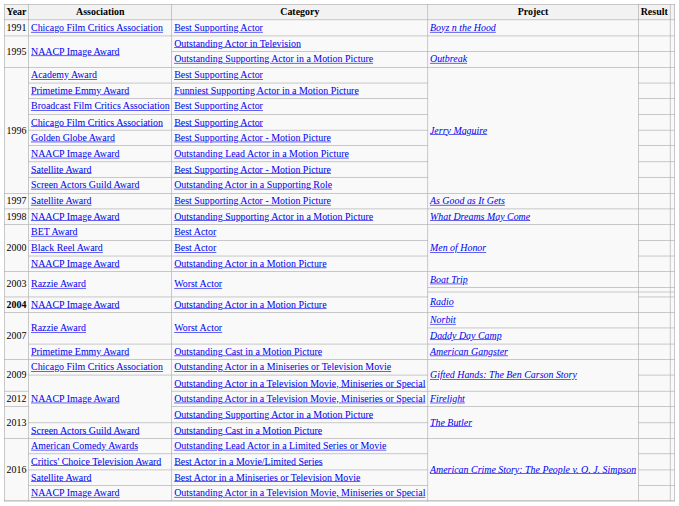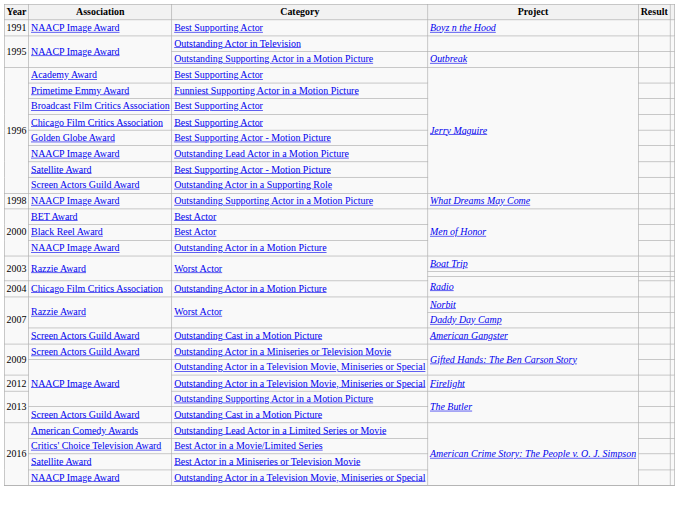(97, 28) Chicago Film Critics Association -> (75, 28) NAACP Image Award
- row: (253, 201)
(17, 304) bold -> (17, 288) normal
(75, 304) NAACP Image Award -> (97, 288) Chicago Film Critics Association
(80, 351) Primetime Emmy Award -> (85, 336) Screen Actors Guild Award
(97, 367) Chicago Film Critics Association -> (85, 351) Screen Actors Guild Award
